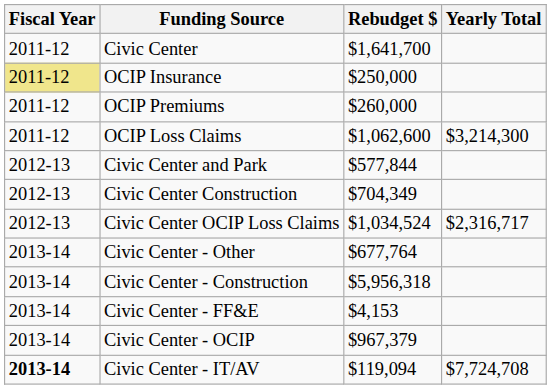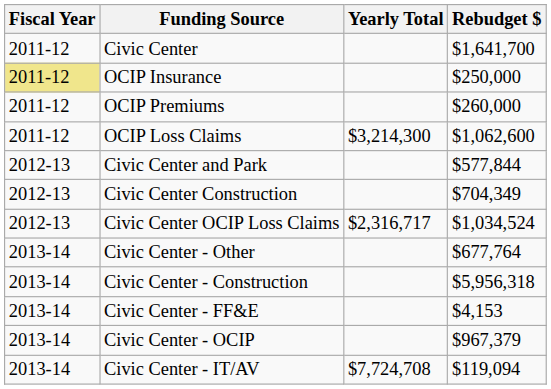columns swapped: (393, 19) <-> (494, 19)
(39, 369) bold -> (39, 369) normal
